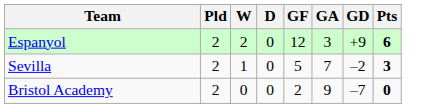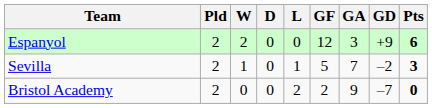+ column: (297, 16)
